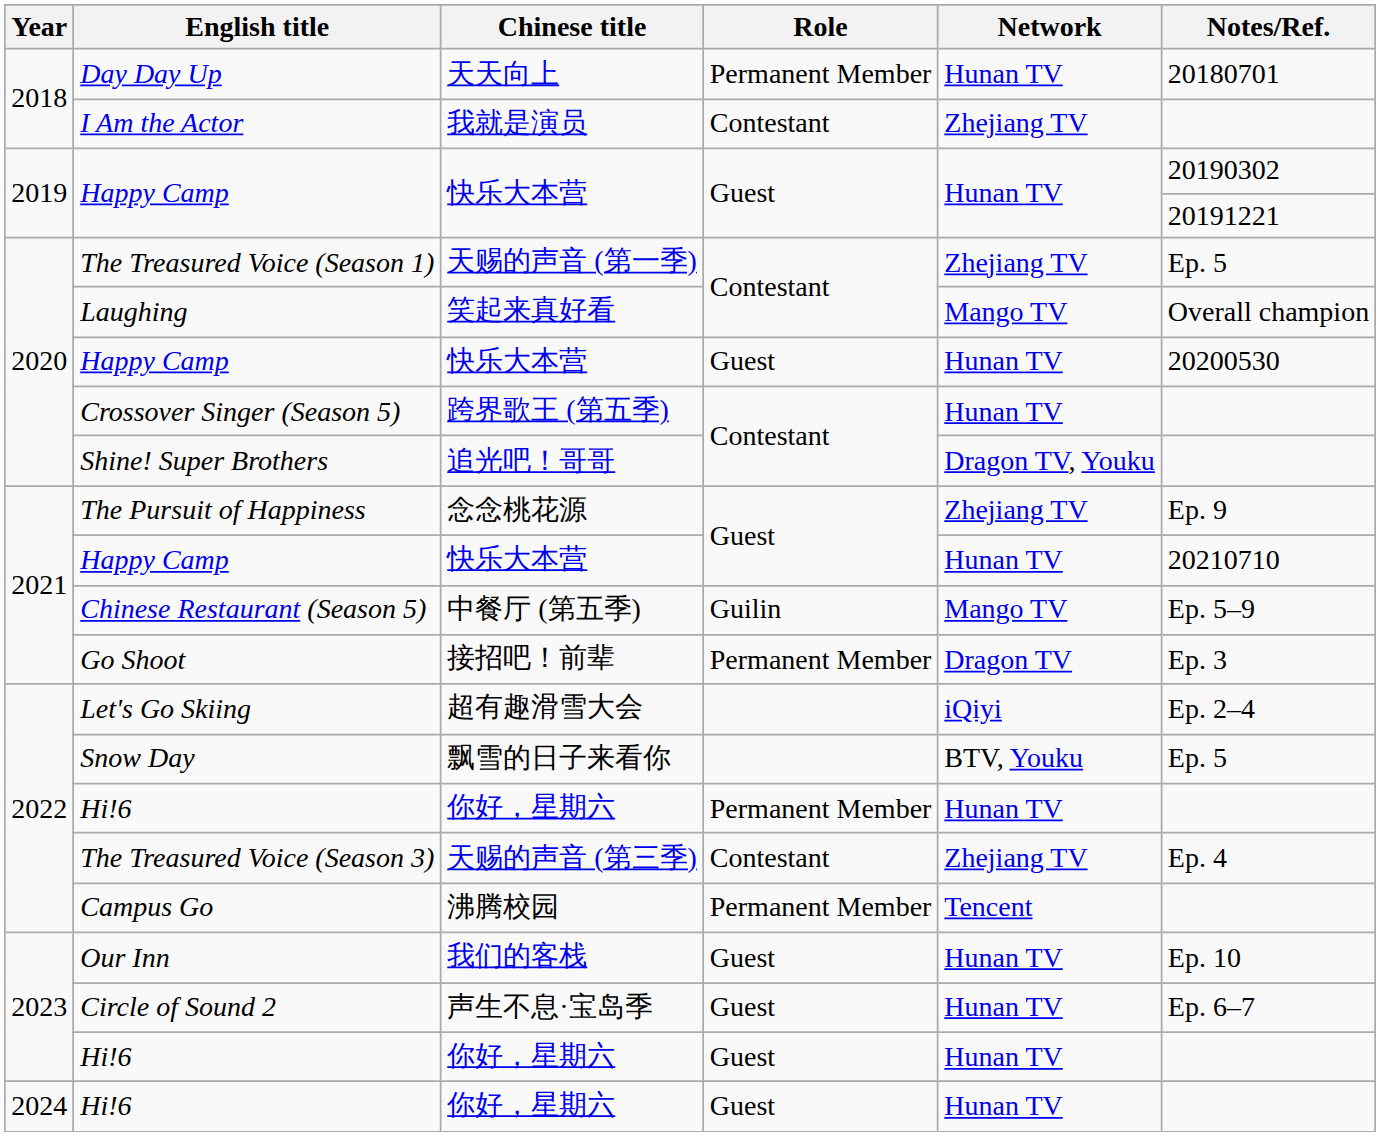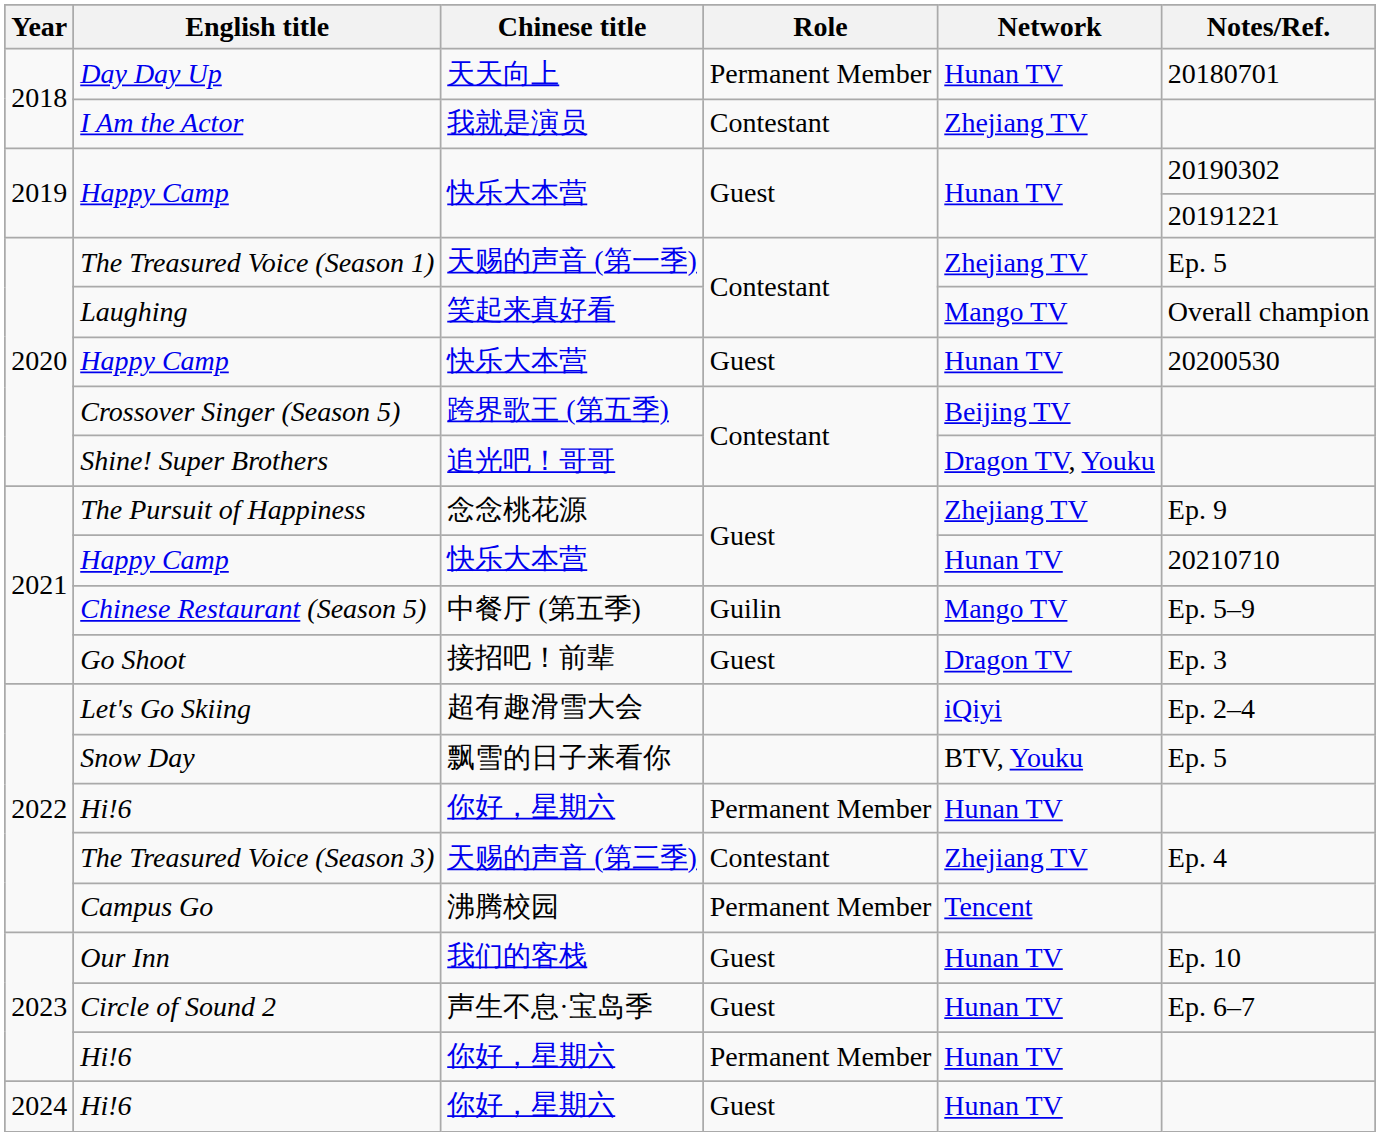(1004, 410) Hunan TV -> (1007, 410) Beijing TV
(821, 659) Permanent Member -> (742, 659) Guest
(742, 1056) Guest -> (821, 1056) Permanent Member
